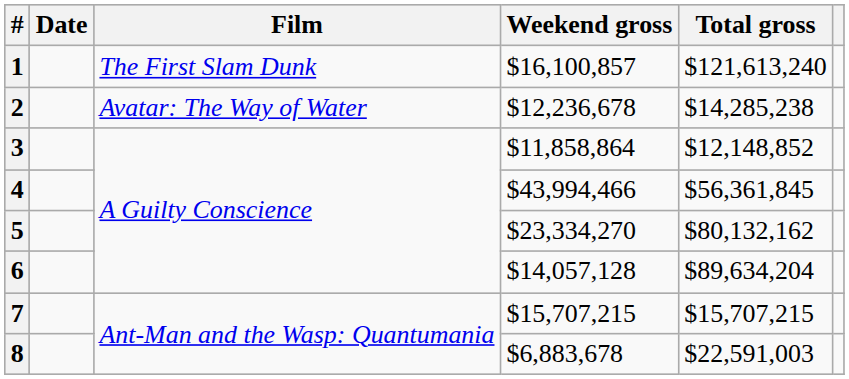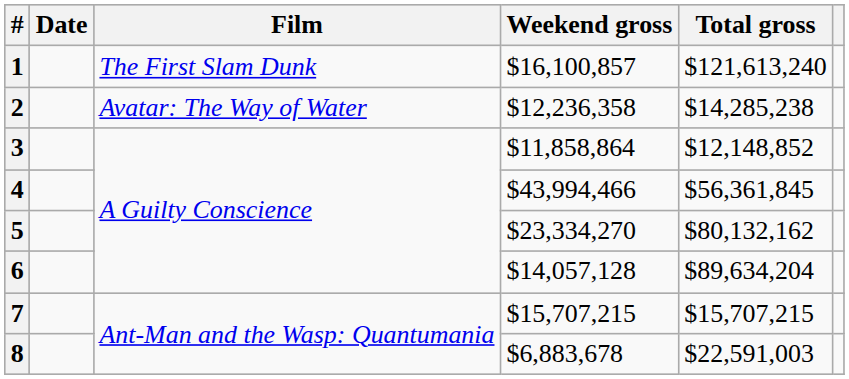(571, 107) $12,236,678 -> (571, 107) $12,236,358
